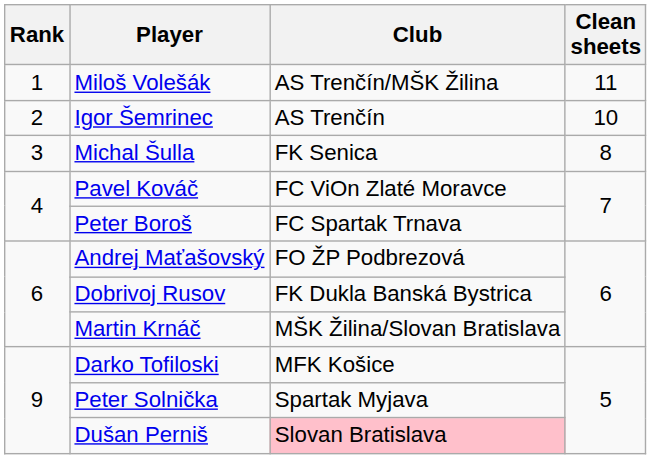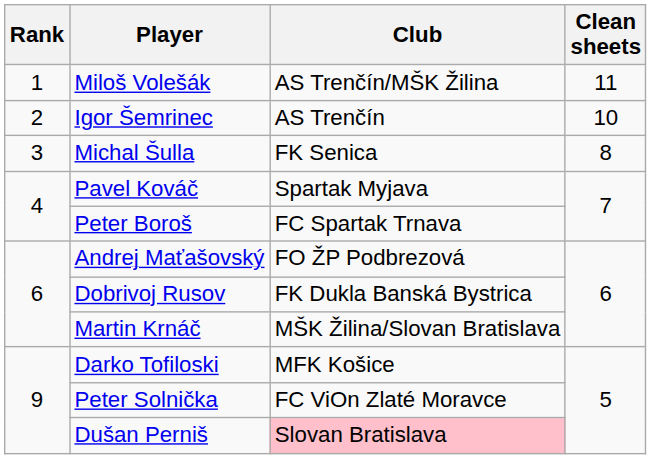(391, 188) FC ViOn Zlaté Moravce -> (351, 188) Spartak Myjava
(351, 399) Spartak Myjava -> (391, 399) FC ViOn Zlaté Moravce
